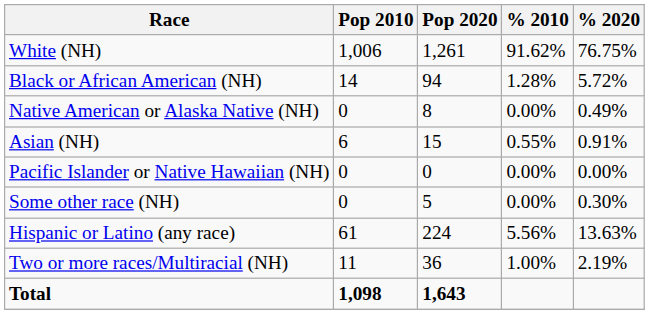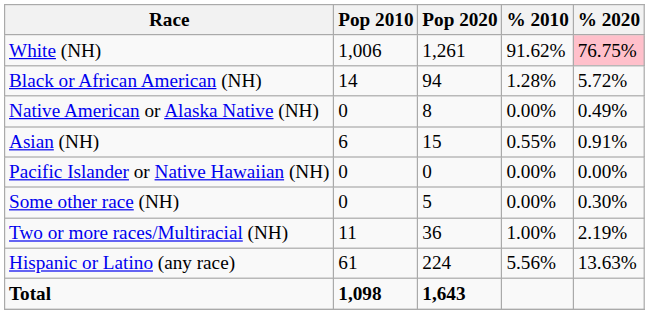(607, 50) no background -> (607, 50) pink background
rows swapped: (149, 263) <-> (122, 232)
